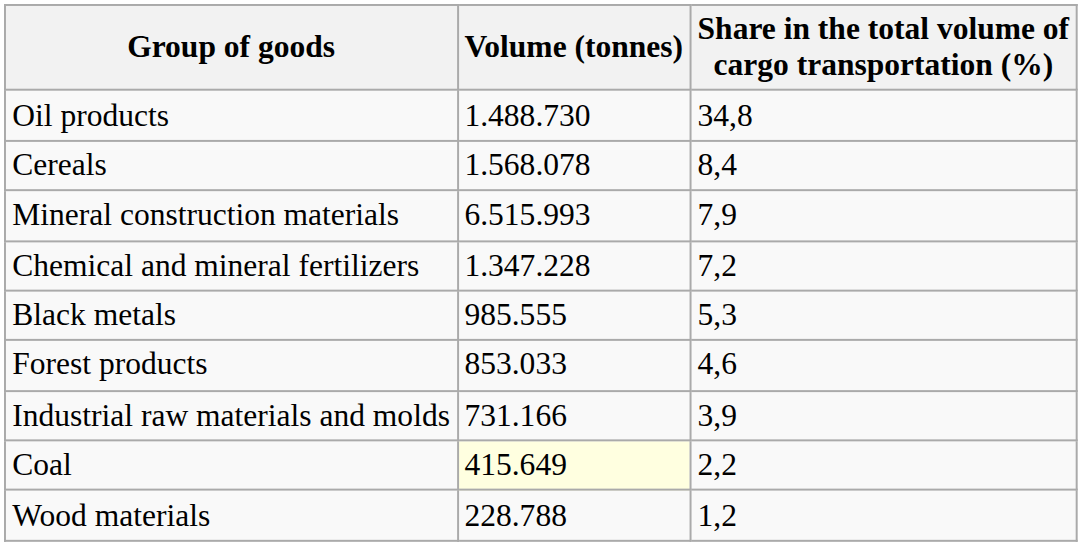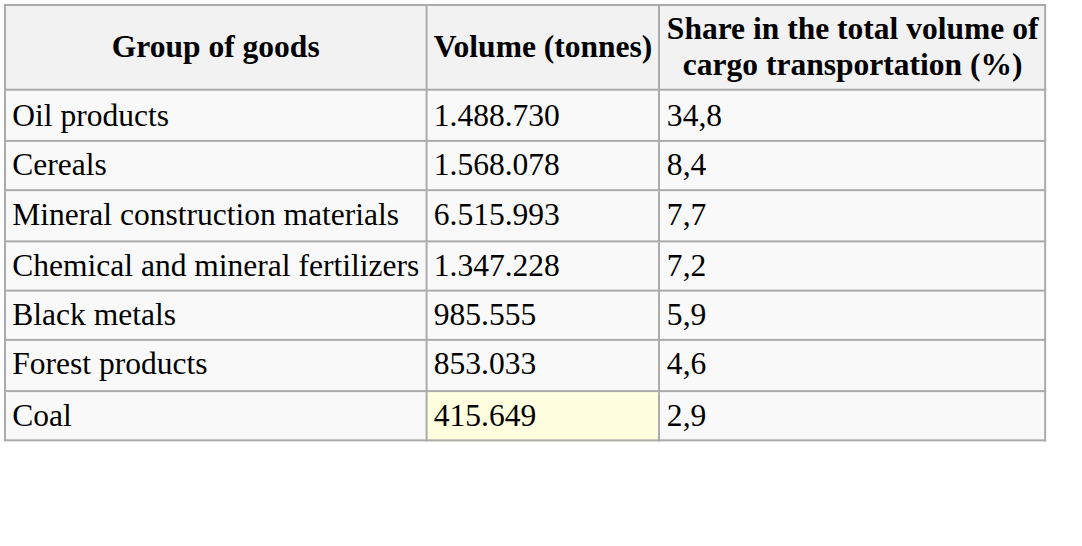(717, 214) 7,9 -> (687, 214) 7,7
(717, 314) 5,3 -> (687, 314) 5,9
- row: (231, 414)
(717, 464) 2,2 -> (687, 414) 2,9
- row: (111, 514)
